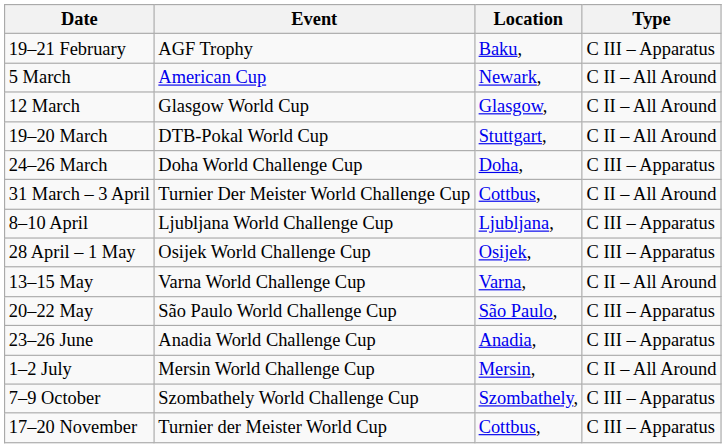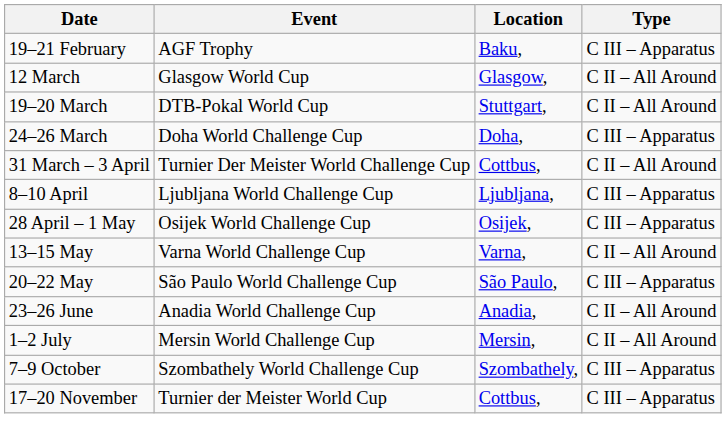- row: (40, 77)
(651, 340) C III – Apparatus -> (651, 310) C II – All Around
